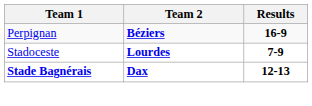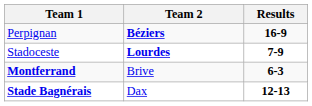+ row: (41, 71)
(137, 71) bold -> (137, 91) normal
